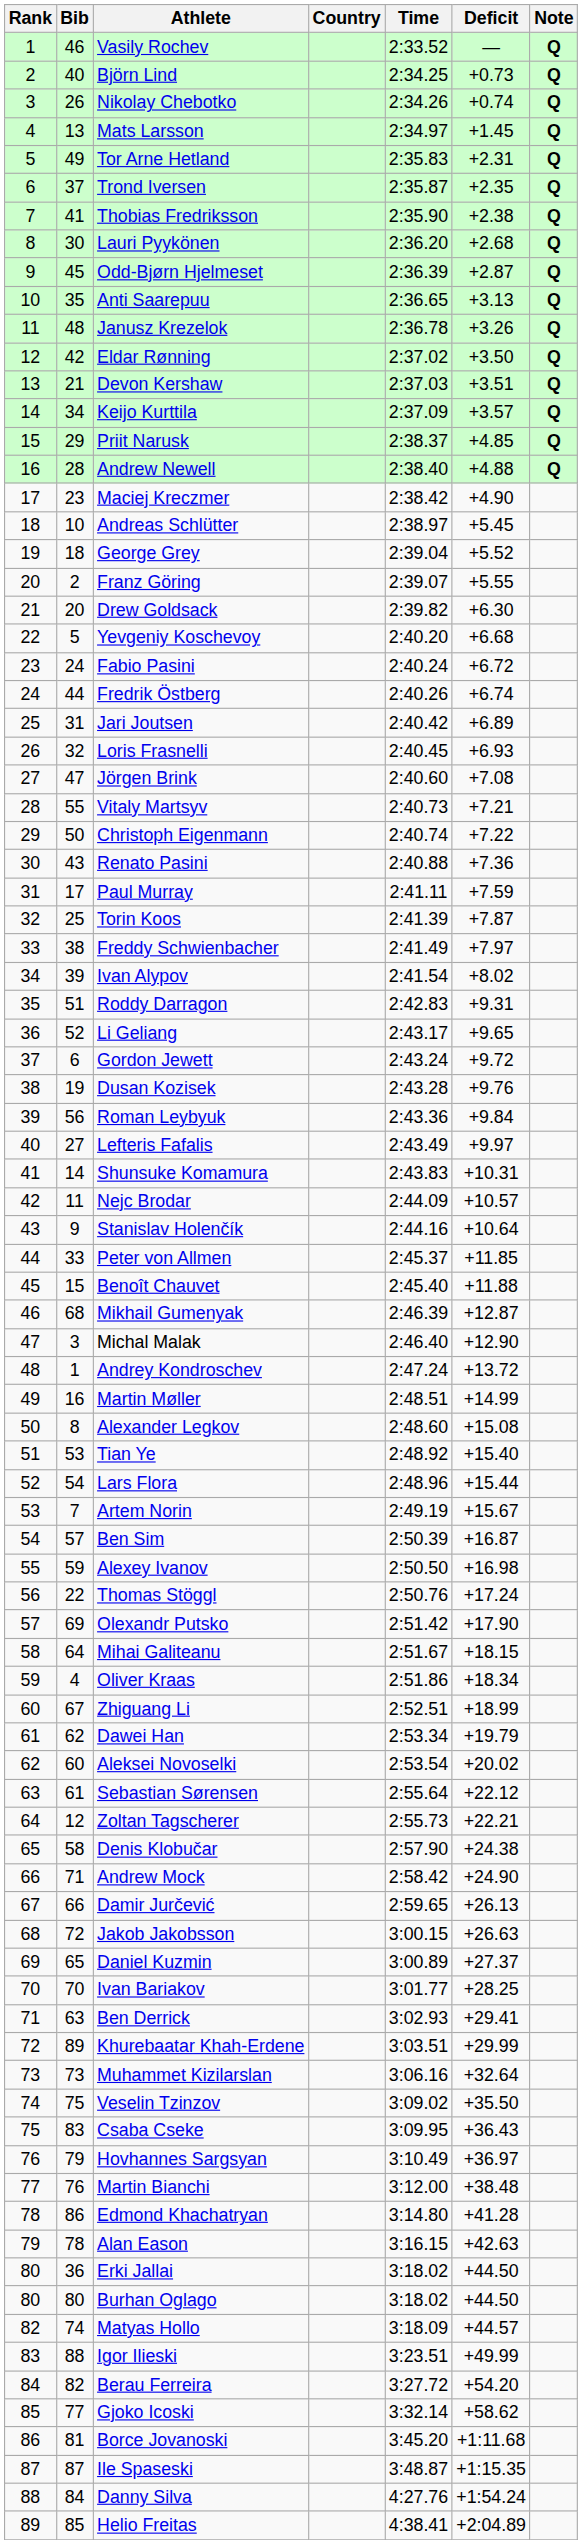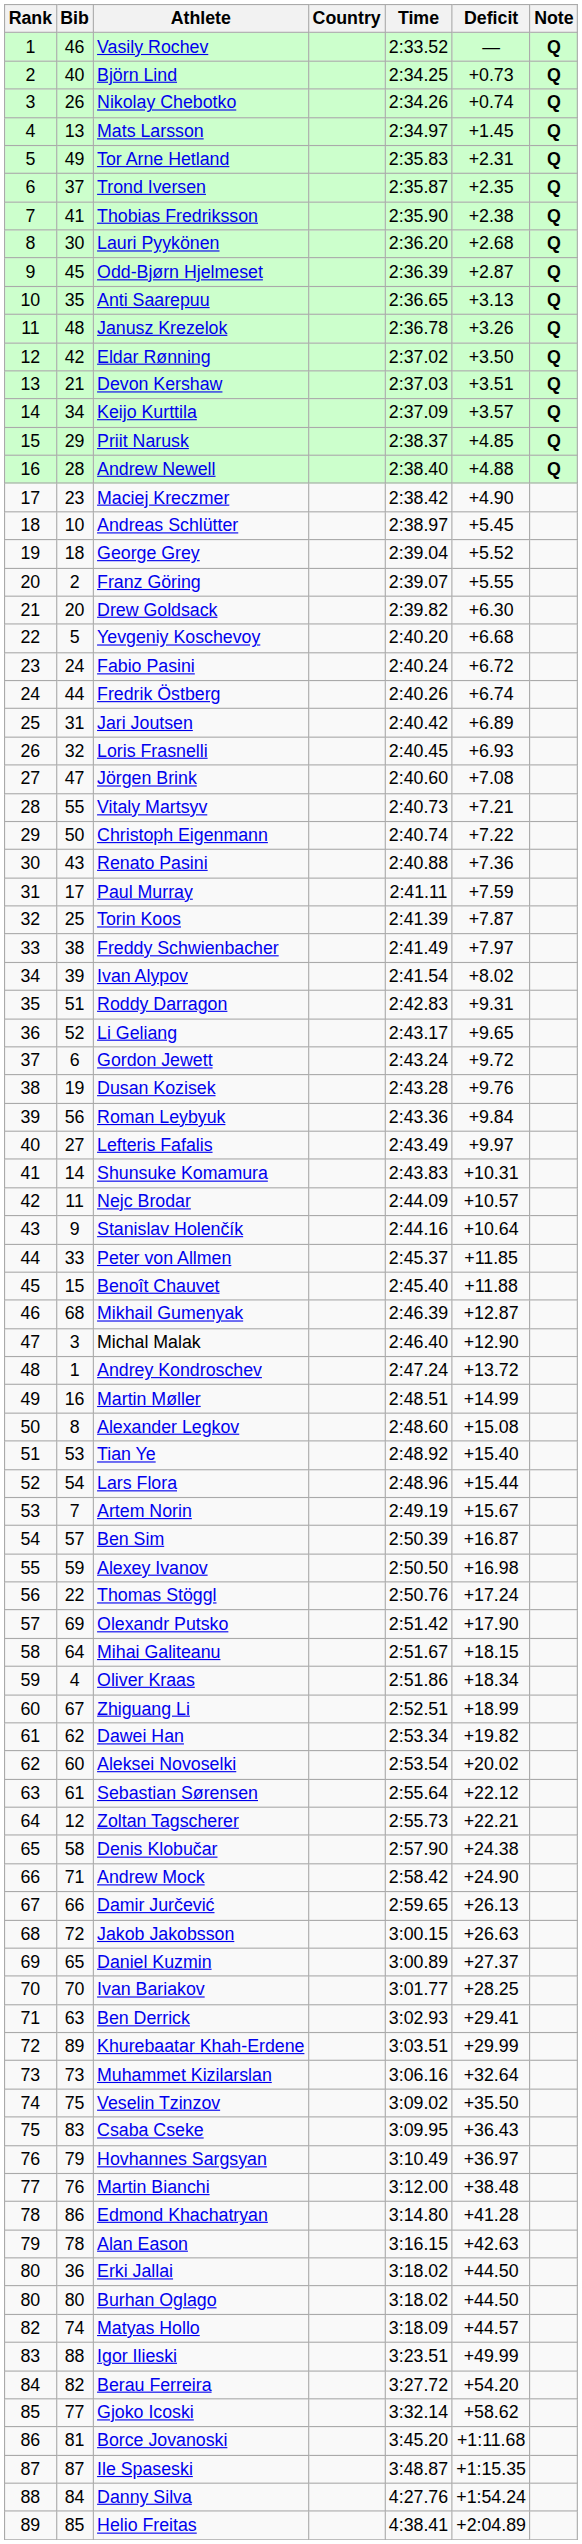(491, 1736) +19.79 -> (491, 1736) +19.82
